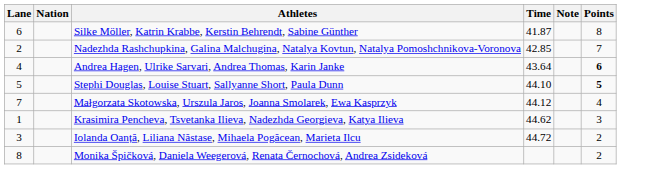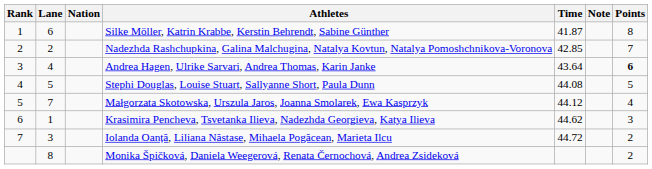+ column: (20, 13)
(539, 84) 44.10 -> (570, 84) 44.08
(599, 84) bold -> (630, 84) normal
